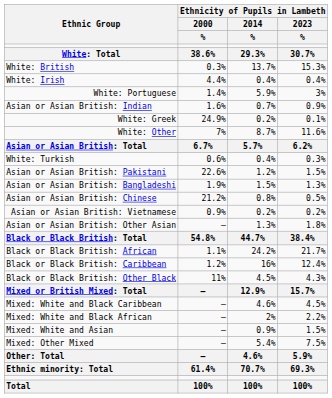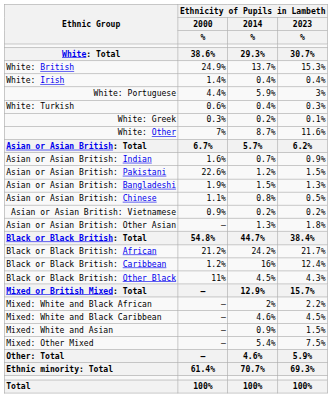(216, 67) 0.3% -> (214, 67) 24.9%
(216, 80) 4.4% -> (216, 80) 1.4%
(216, 94) 1.4% -> (216, 94) 4.4%
rows swapped: (40, 159) <-> (79, 107)
(214, 120) 24.9% -> (216, 120) 0.3%
(214, 199) 21.2% -> (216, 199) 1.1%
(216, 251) 1.1% -> (214, 251) 21.2%
rows swapped: (84, 304) <-> (79, 317)
